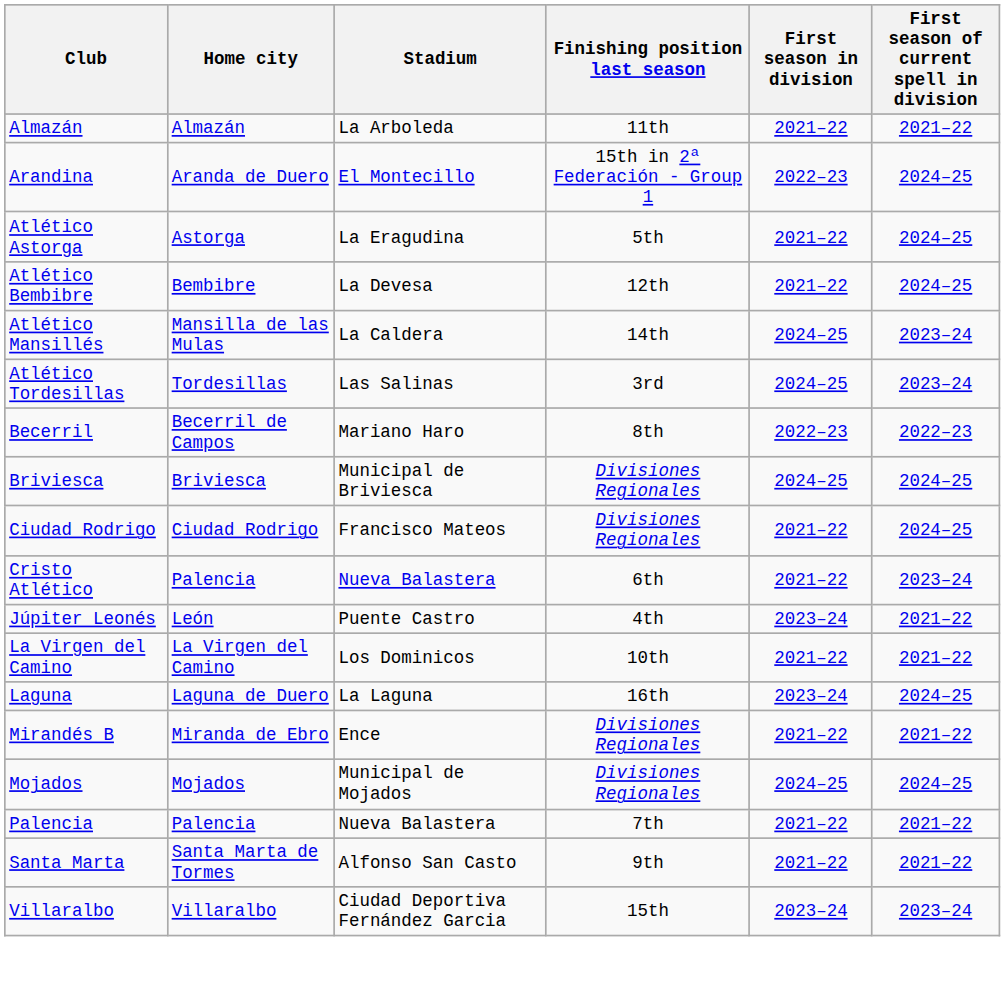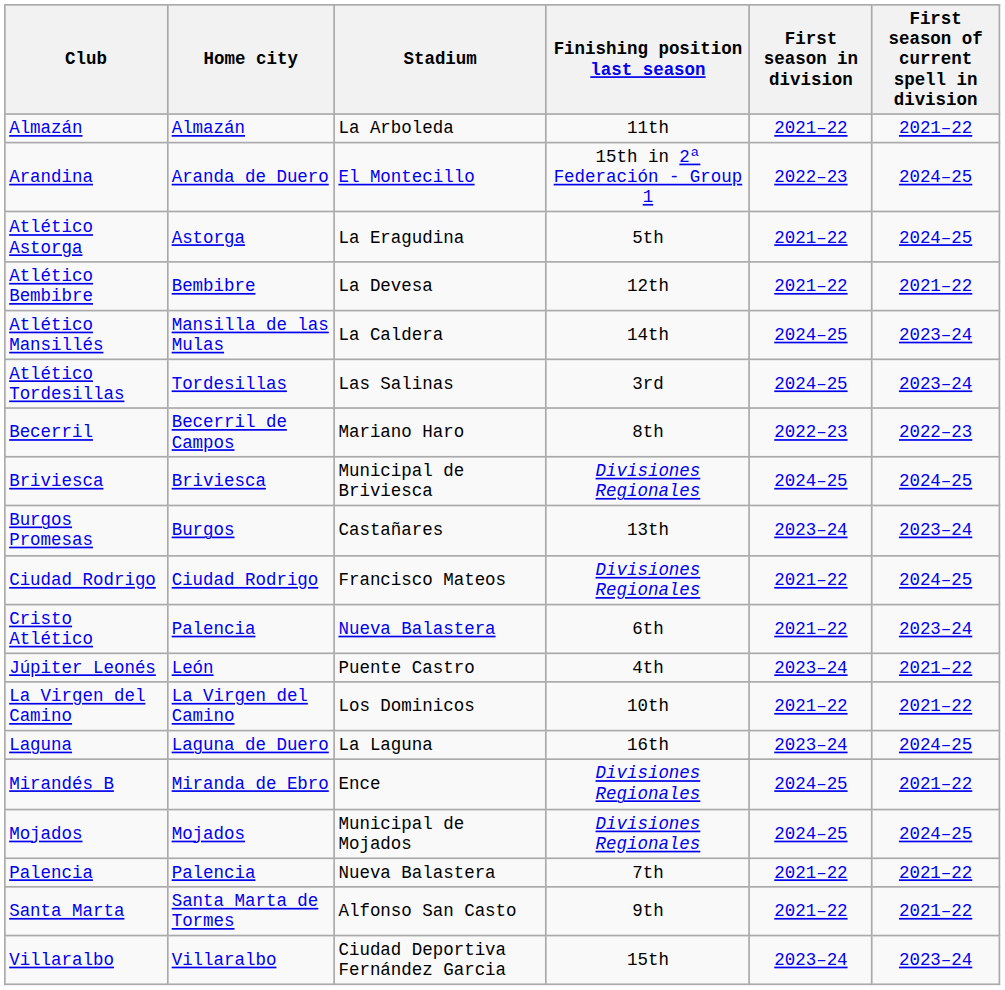(936, 286) 2024–25 -> (936, 286) 2021–22
+ row: (51, 531)
(811, 736) 2021–22 -> (811, 785) 2024–25
